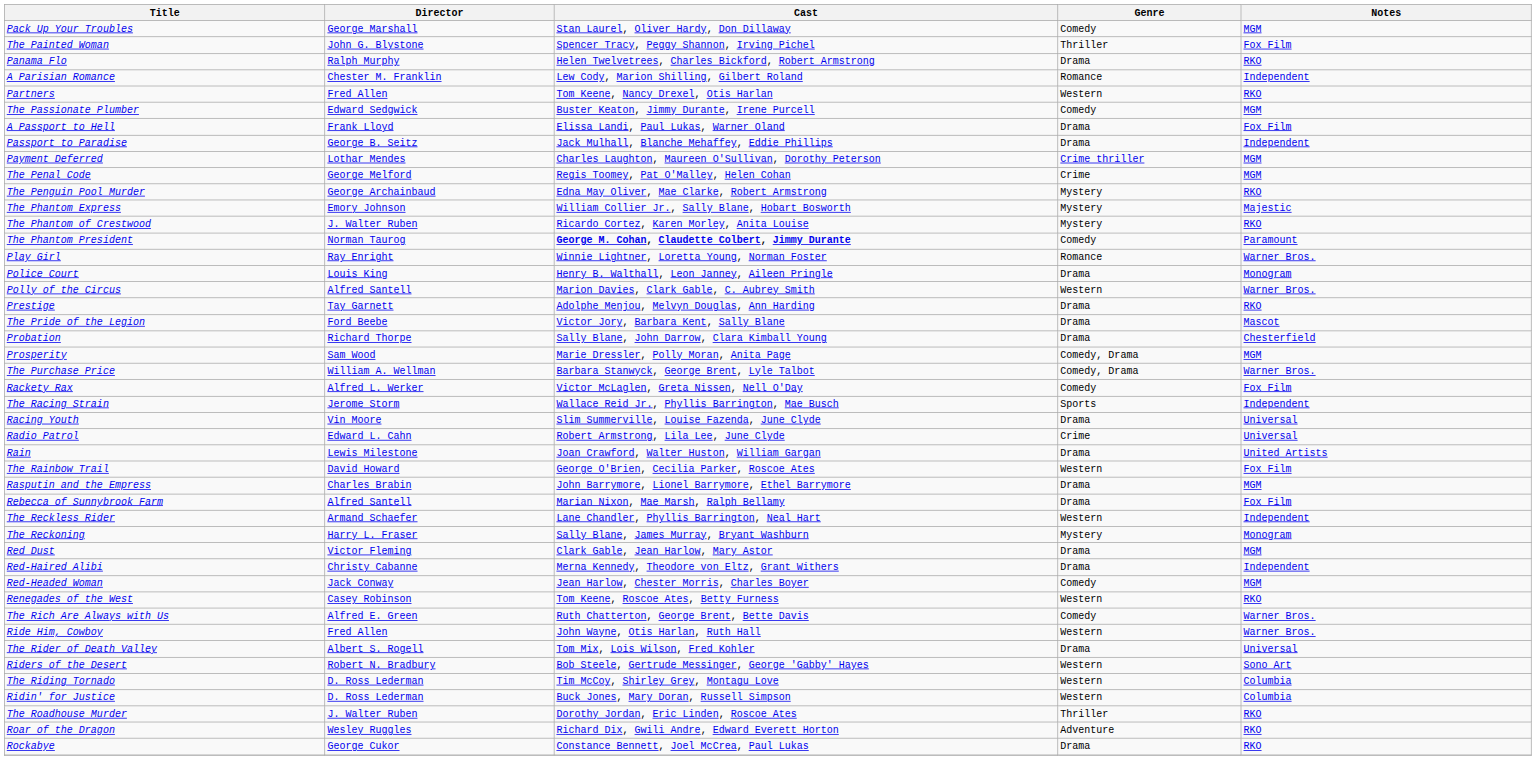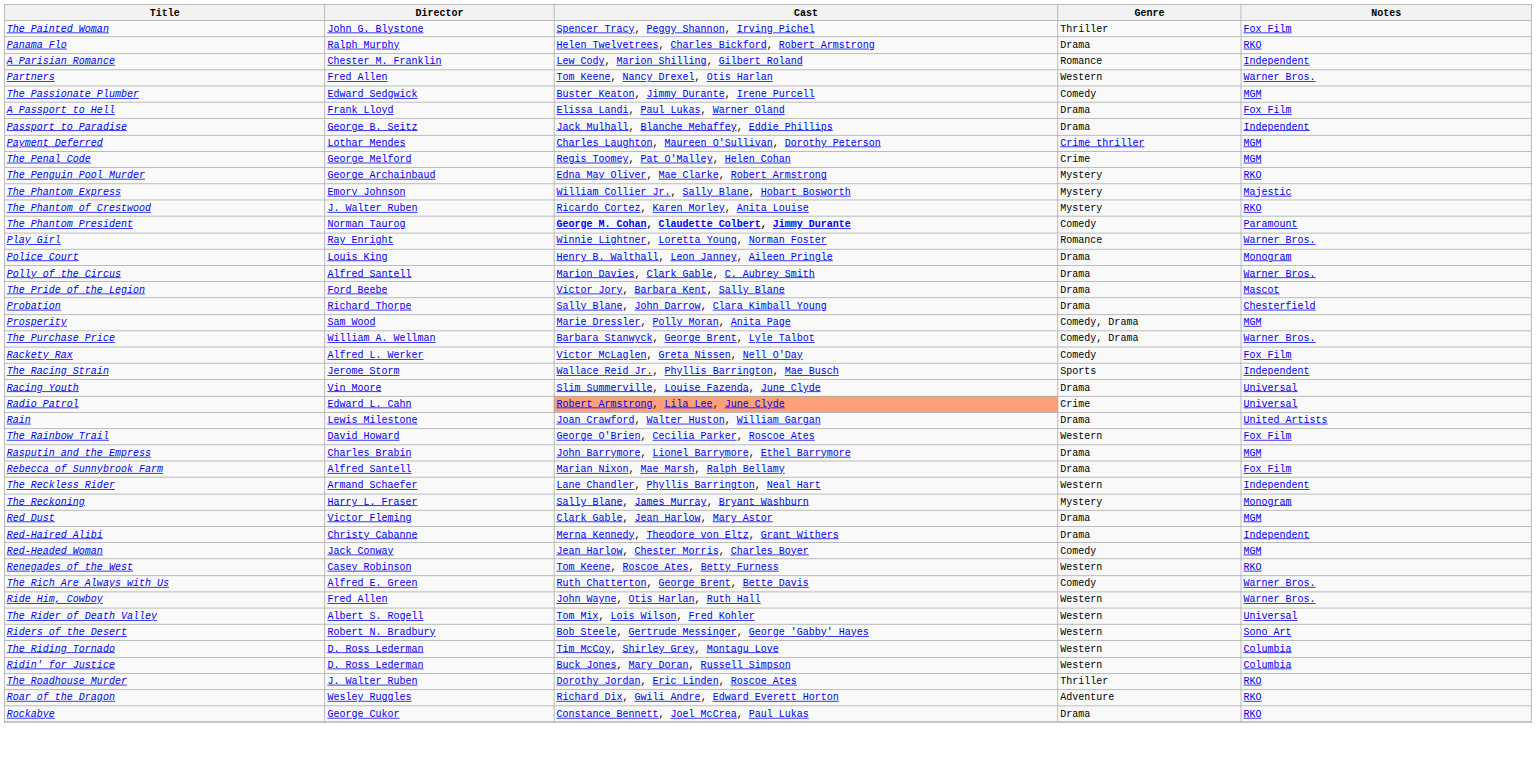- row: (70, 29)
(1253, 94) RKO -> (1280, 78) Warner Bros.
(1081, 290) Western -> (1075, 274) Drama
- row: (31, 306)
(671, 437) no background -> (671, 404) lightsalmon background
(1075, 649) Drama -> (1081, 616) Western
